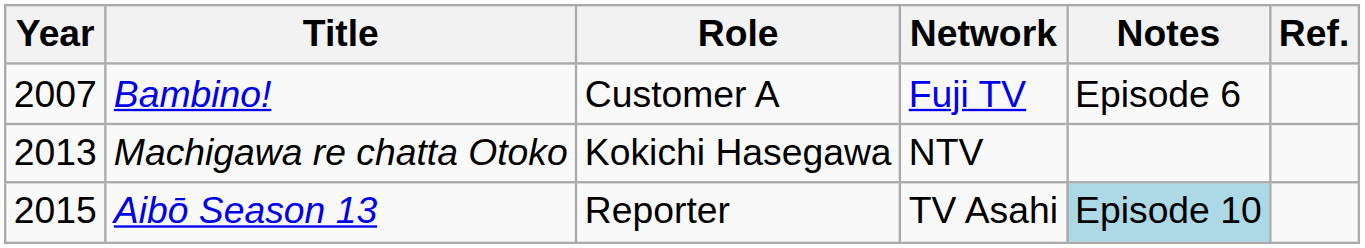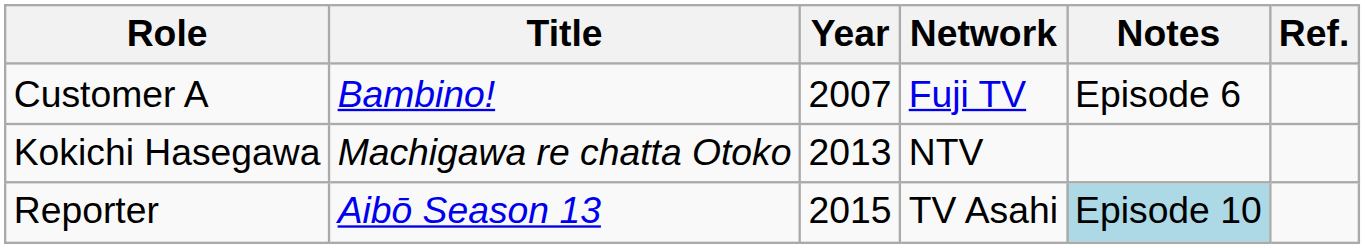columns swapped: (55, 34) <-> (738, 34)
